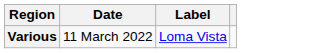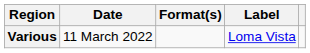+ column: (190, 15)
